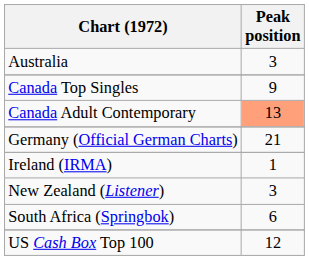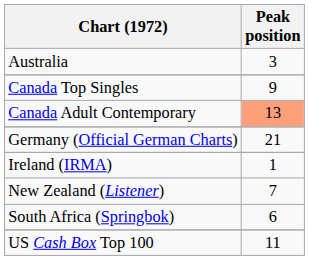(273, 191) 3 -> (273, 191) 7
(273, 242) 12 -> (273, 242) 11
